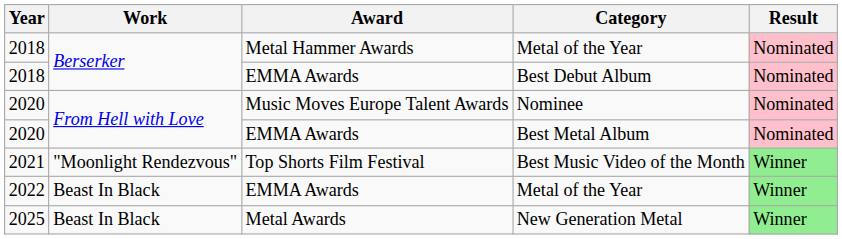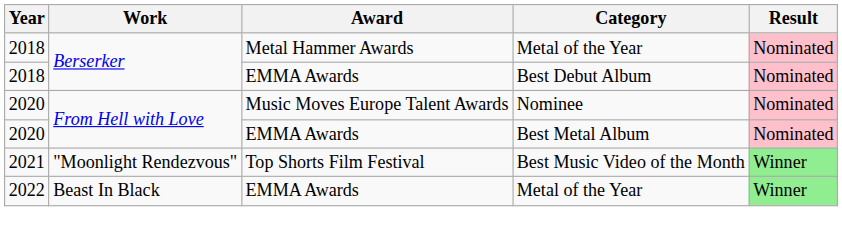- row: (27, 219)
